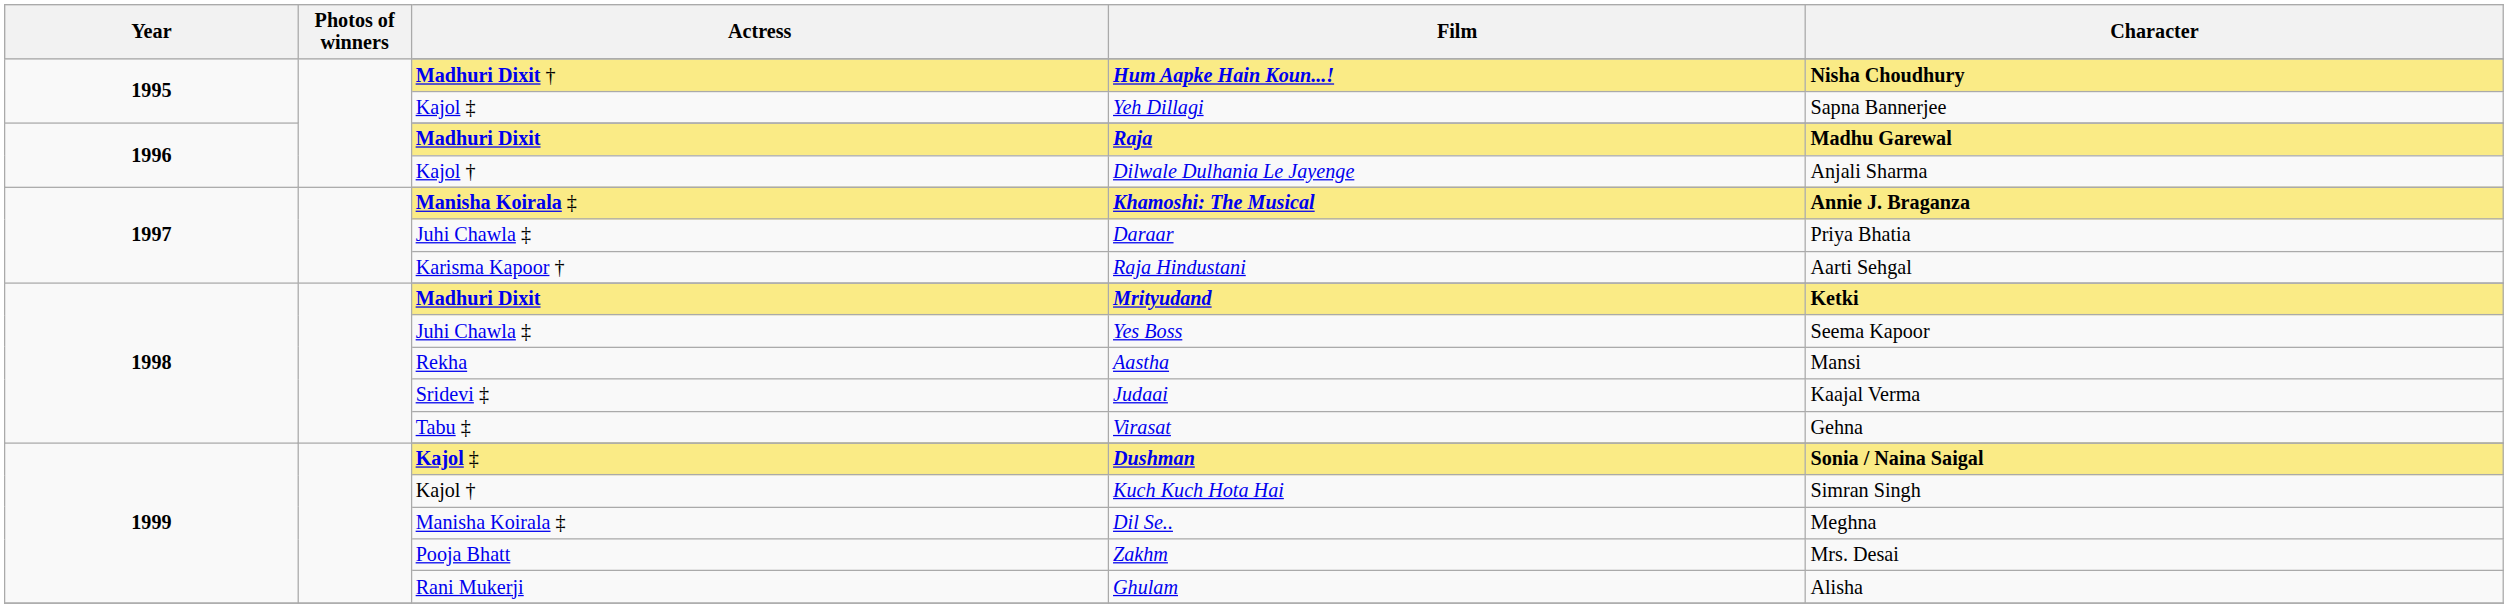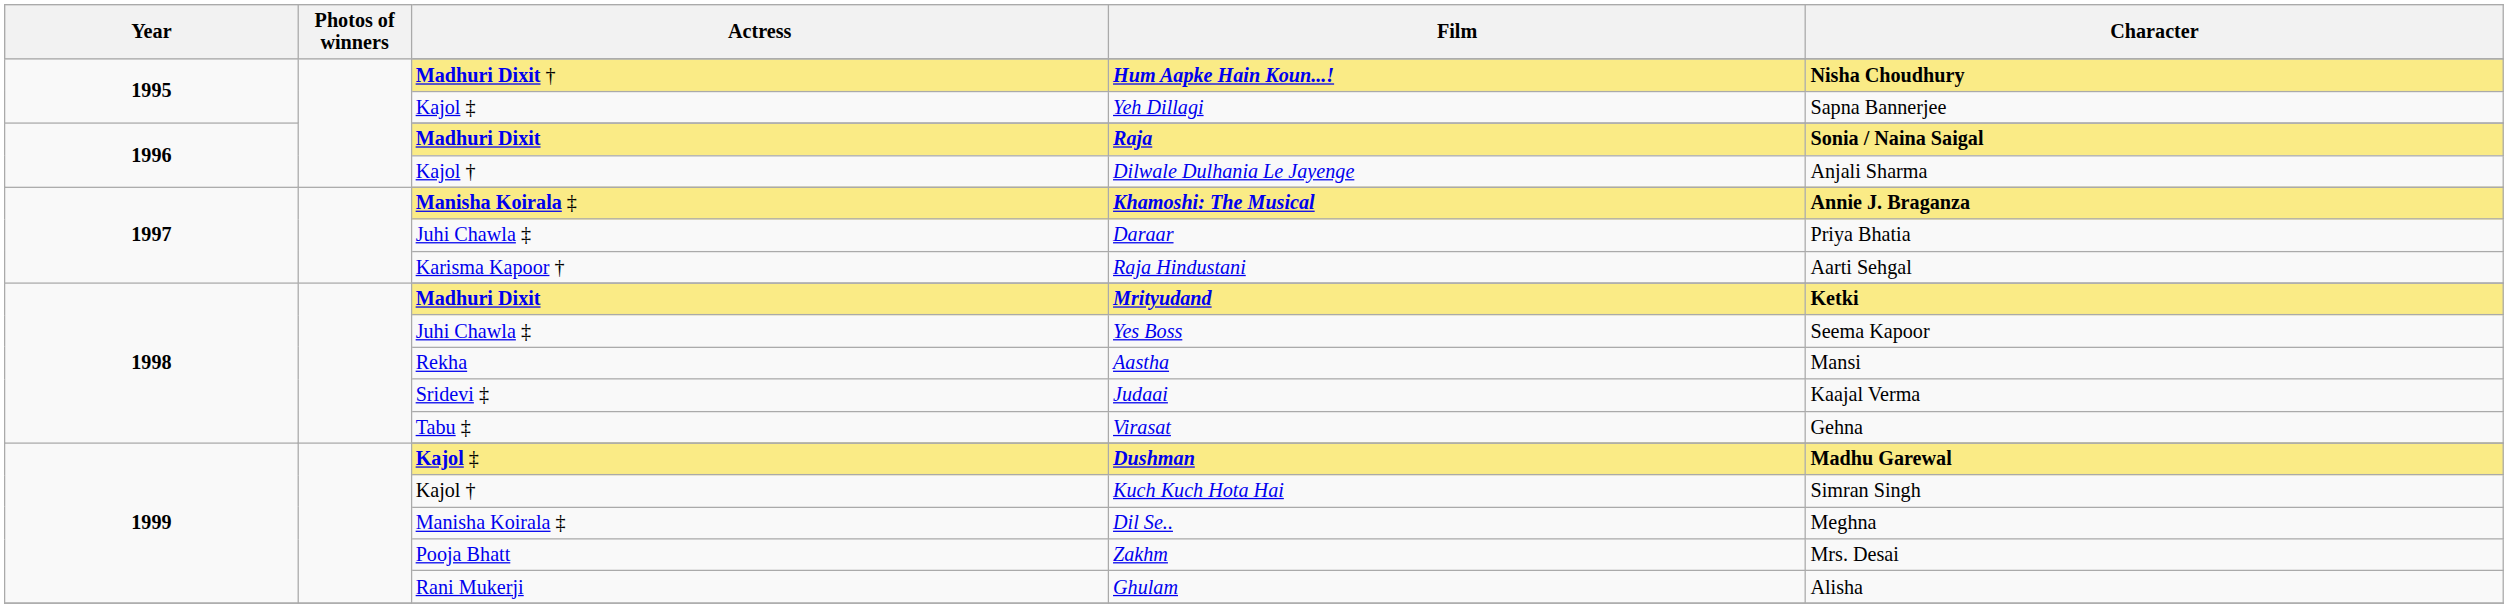(1881, 139) Madhu Garewal -> (1897, 139) Sonia / Naina Saigal
(1897, 458) Sonia / Naina Saigal -> (1881, 458) Madhu Garewal
